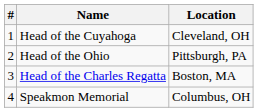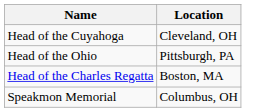- column: (11, 14)
